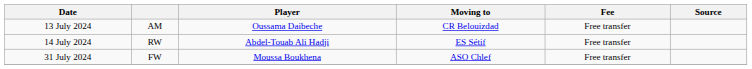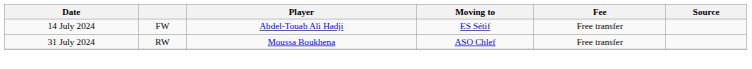- row: (68, 26)
(155, 41) RW -> (162, 26) FW
(155, 56) FW -> (162, 41) RW
